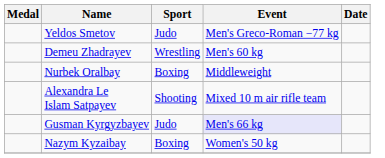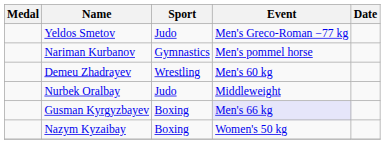+ row: (90, 52)
(172, 72) Boxing -> (166, 91) Judo
- row: (80, 98)
(166, 124) Judo -> (172, 110) Boxing
